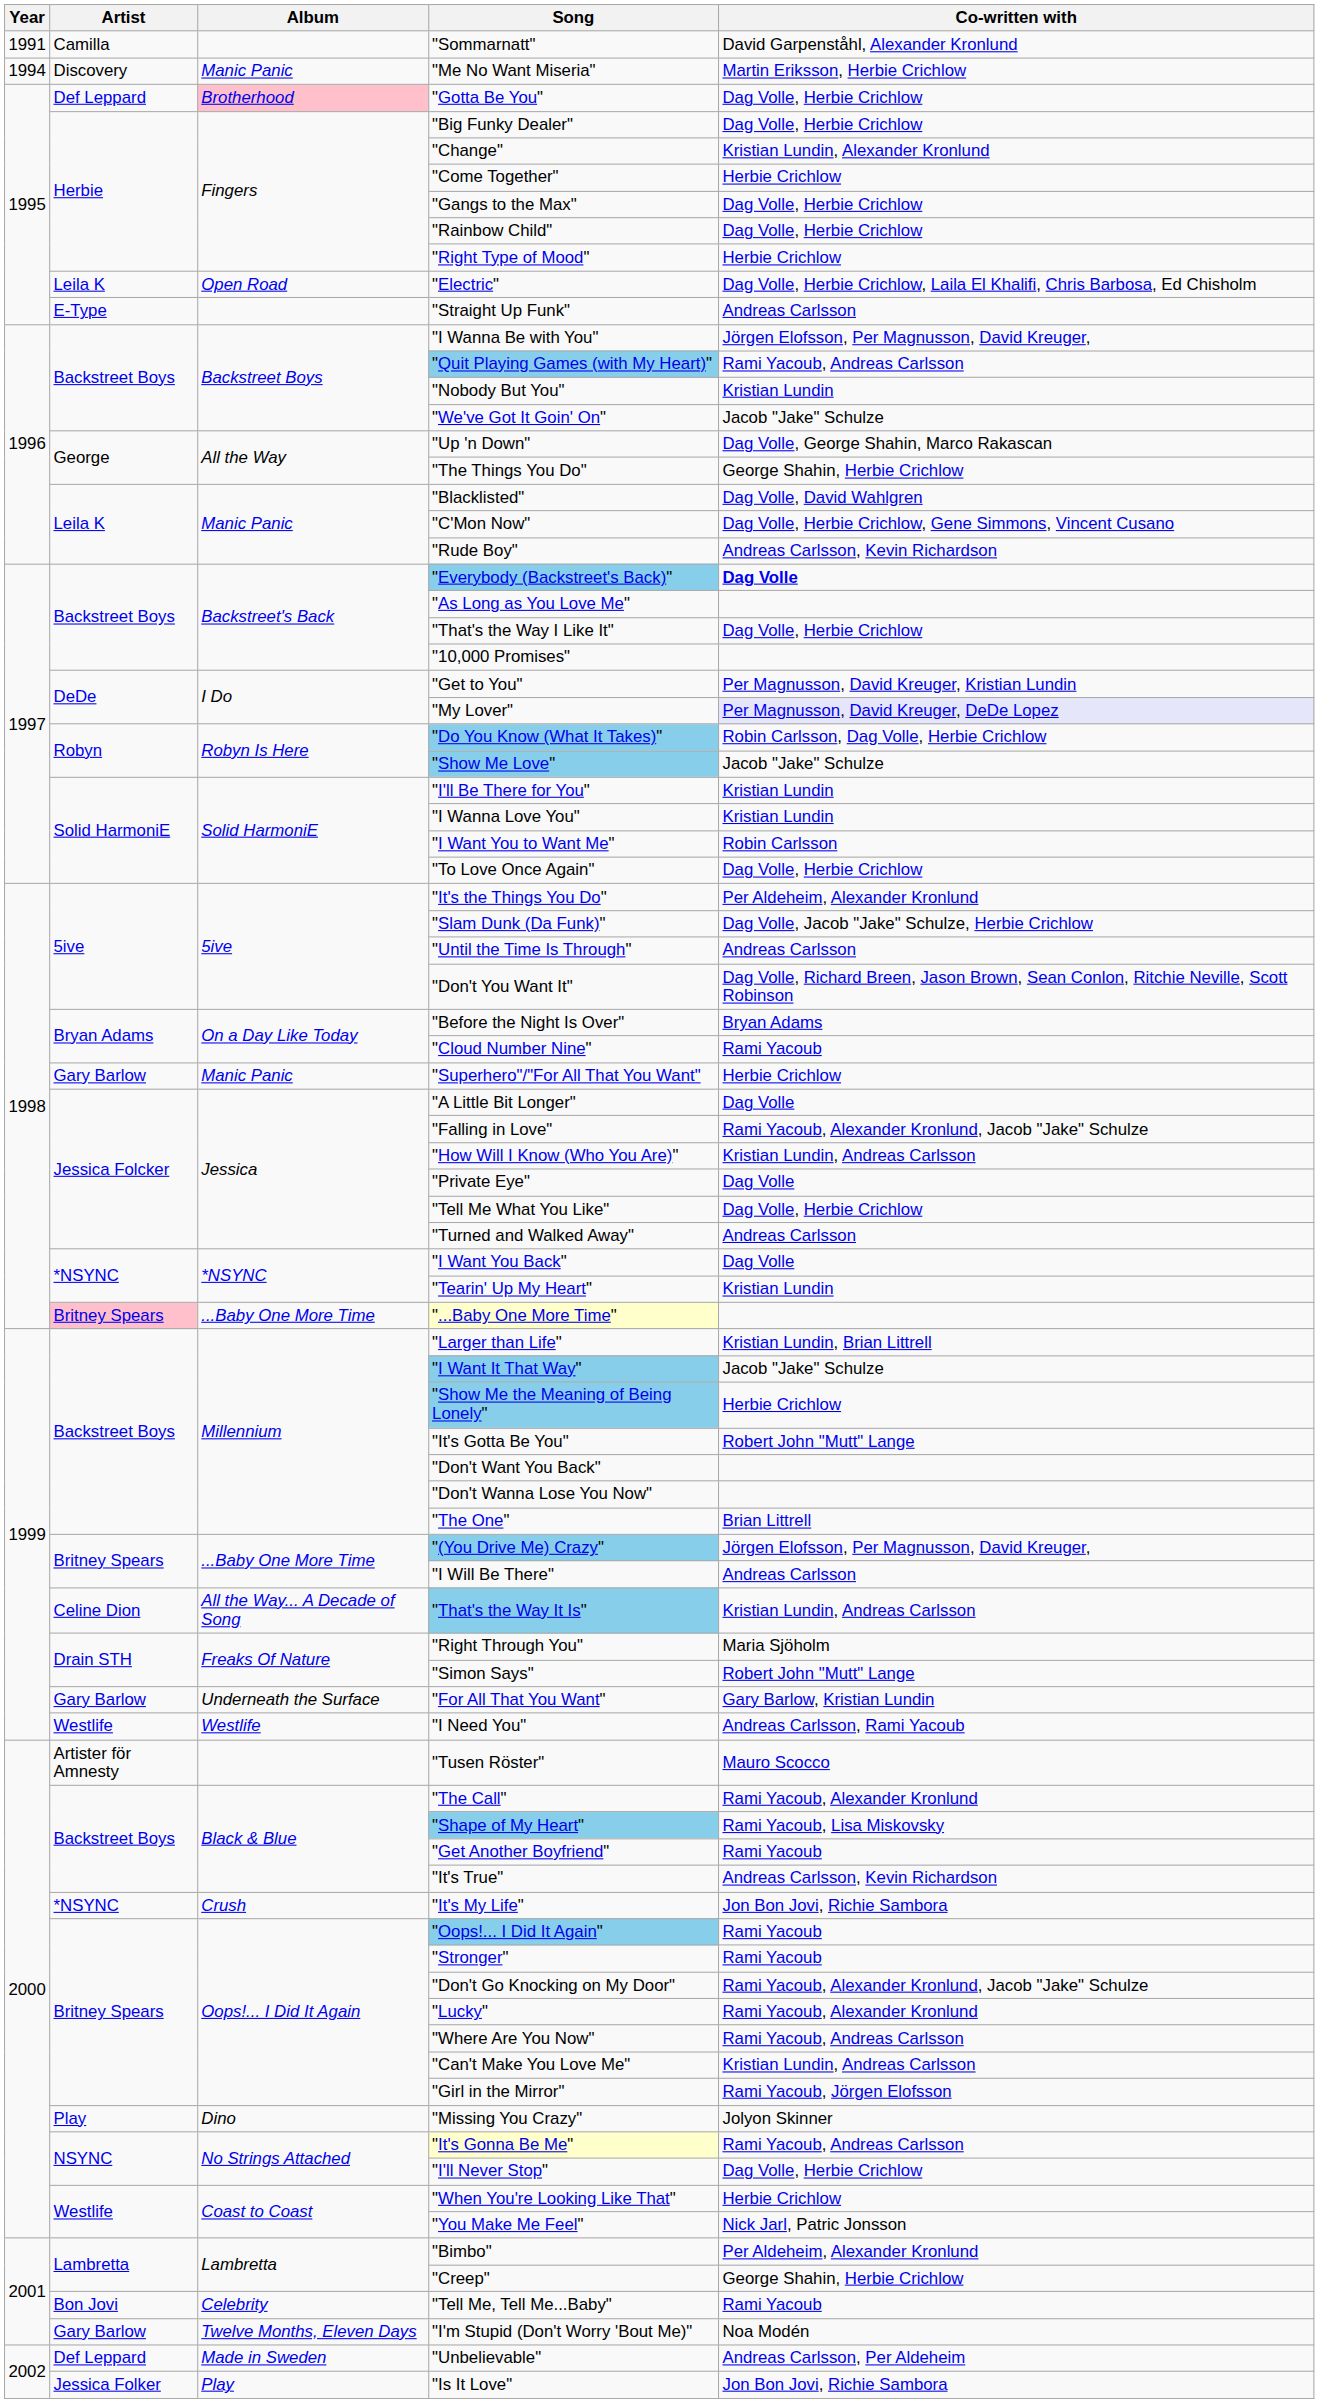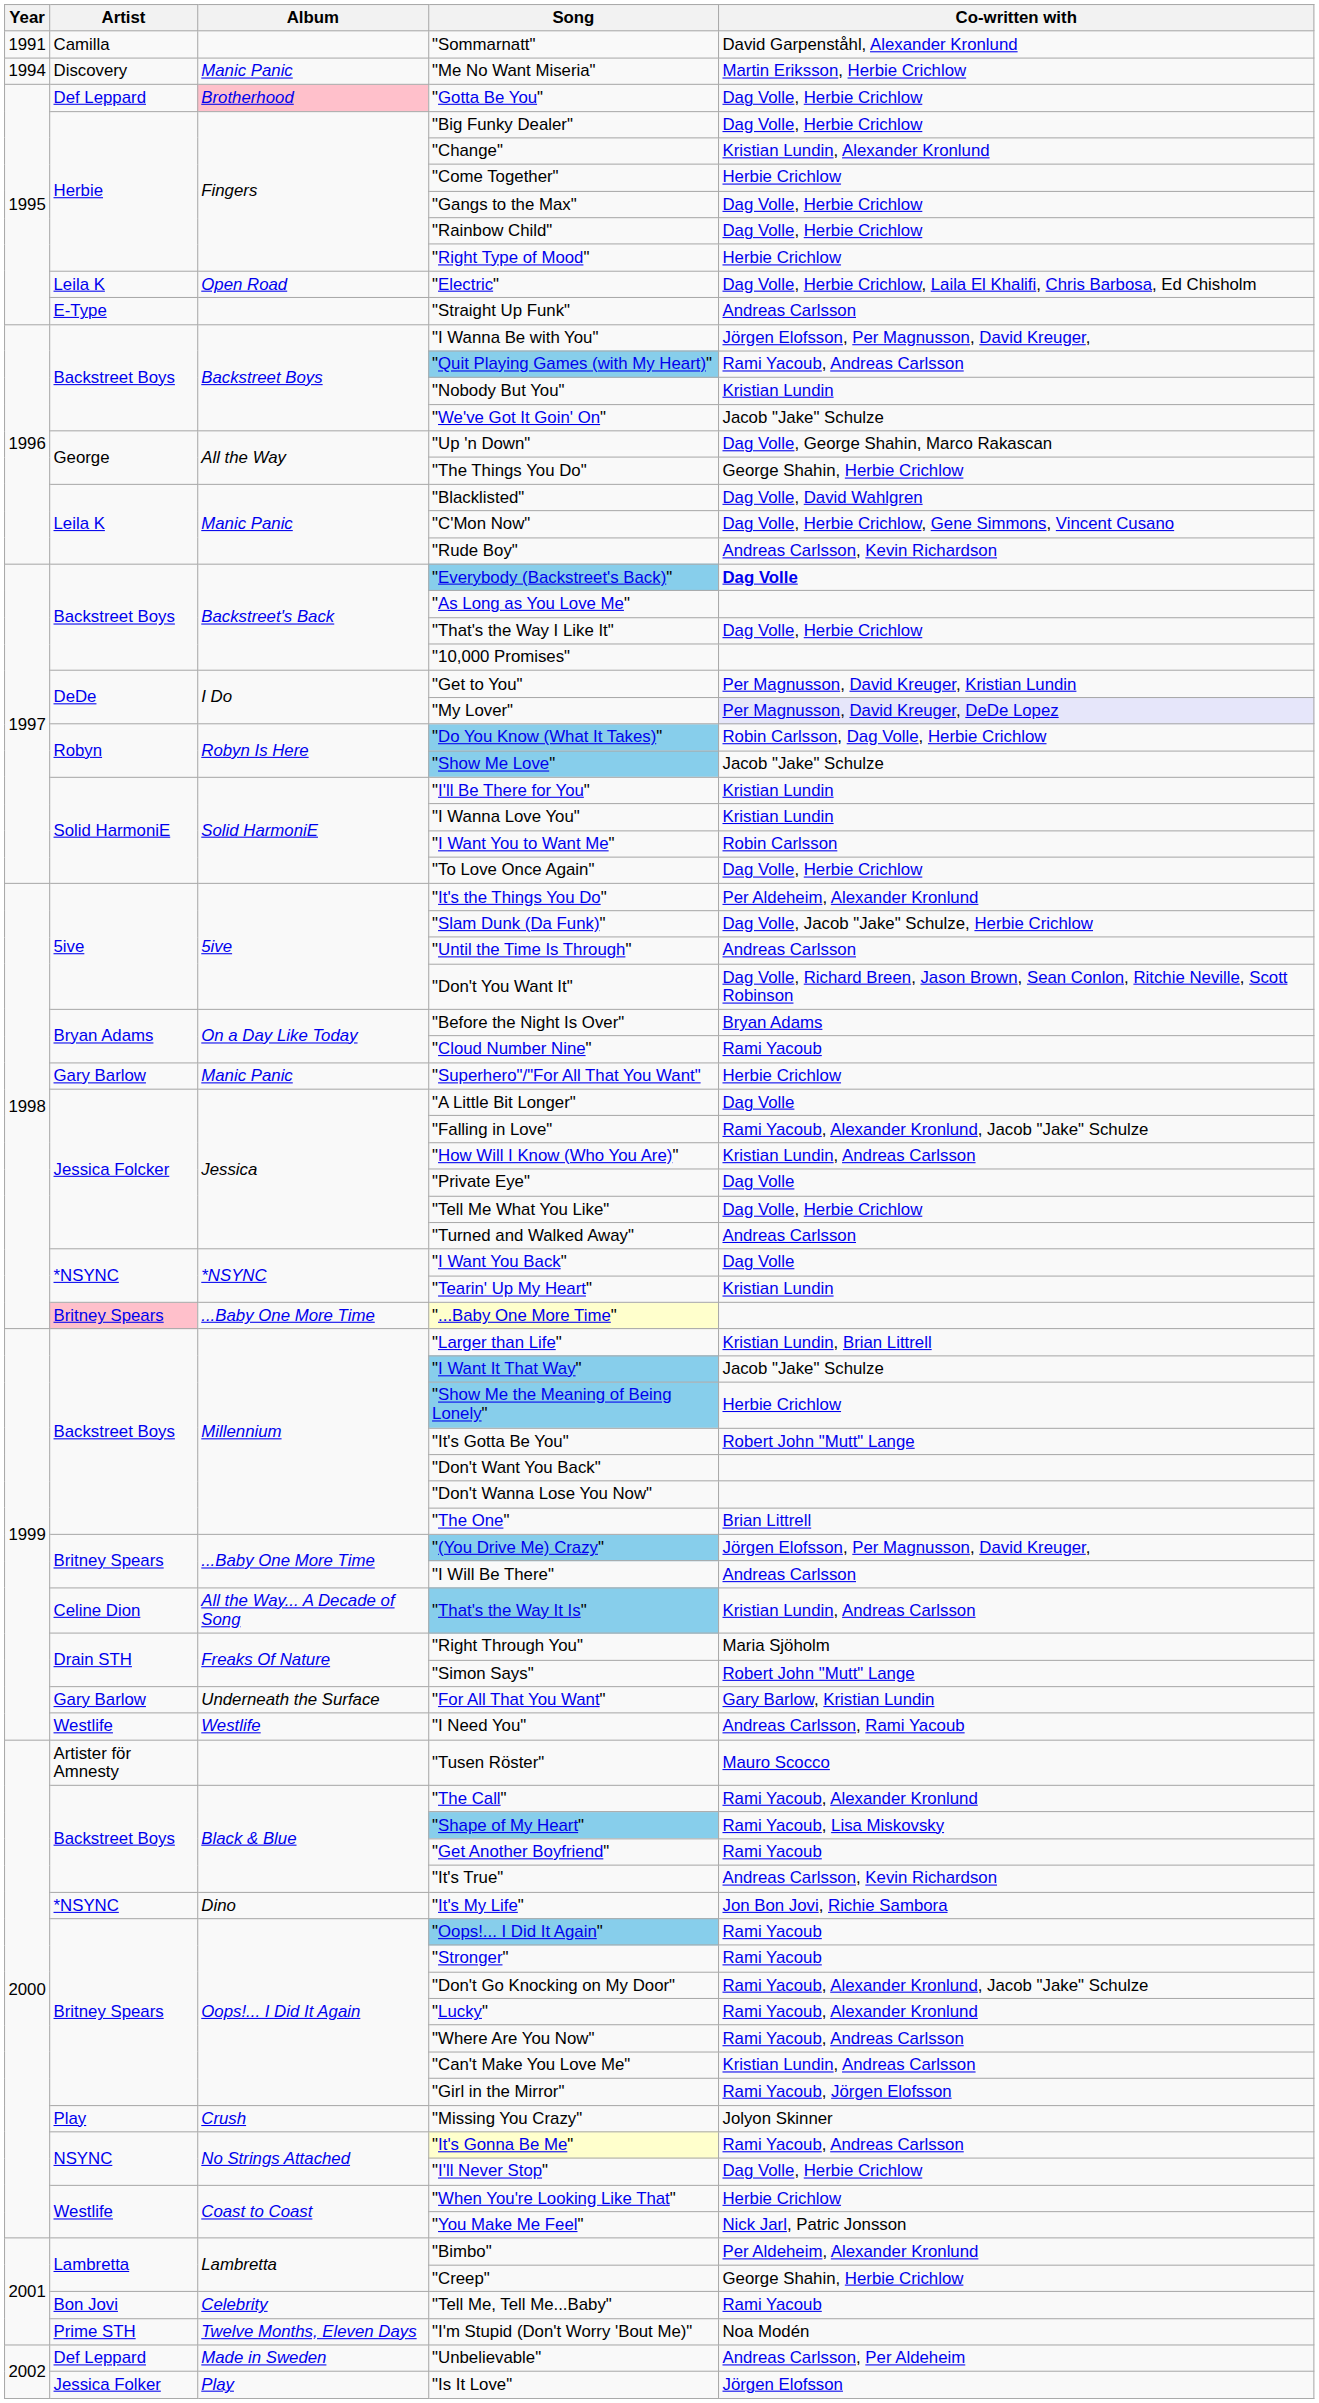(224, 1905) Crush -> (219, 1905) Dino
(219, 2118) Dino -> (224, 2118) Crush
(100, 2331) Gary Barlow -> (95, 2331) Prime STH
(835, 2384) Jon Bon Jovi, Richie Sambora -> (783, 2384) Jörgen Elofsson
